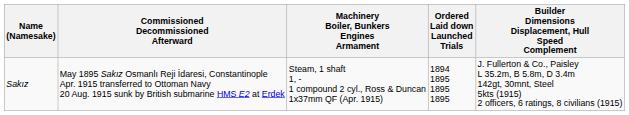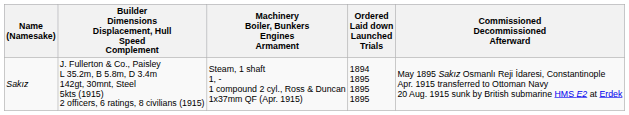columns swapped: (550, 31) <-> (172, 31)
